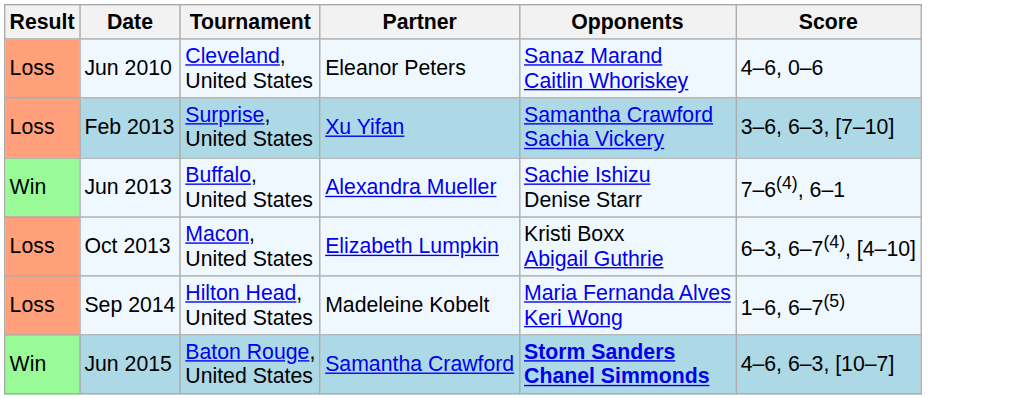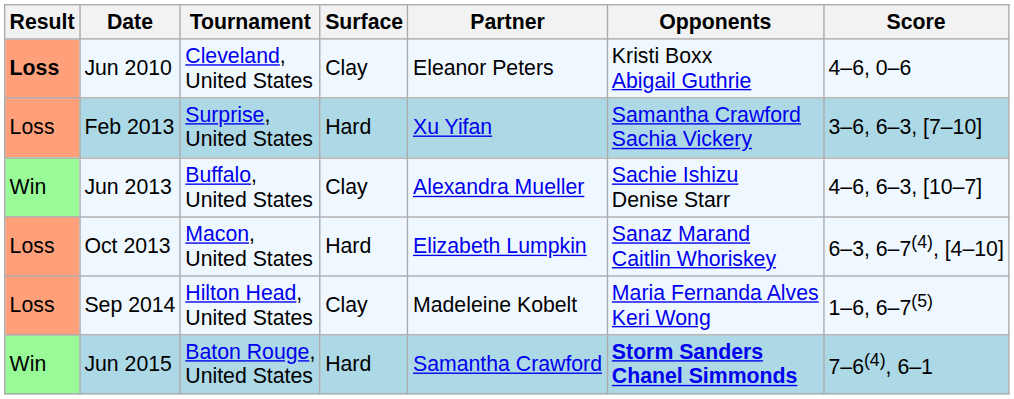+ column: (364, 21)
(32, 68) normal -> (34, 68) bold
(606, 68) Sanaz Marand Caitlin Whoriskey -> (682, 68) Kristi Boxx Abigail Guthrie
(793, 186) 7–6(4), 6–1 -> (905, 186) 4–6, 6–3, [10–7]
(594, 245) Kristi Boxx Abigail Guthrie -> (694, 245) Sanaz Marand Caitlin Whoriskey
(817, 363) 4–6, 6–3, [10–7] -> (881, 363) 7–6(4), 6–1
